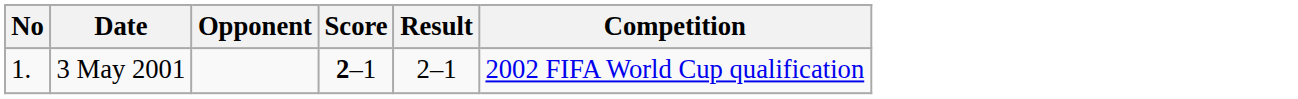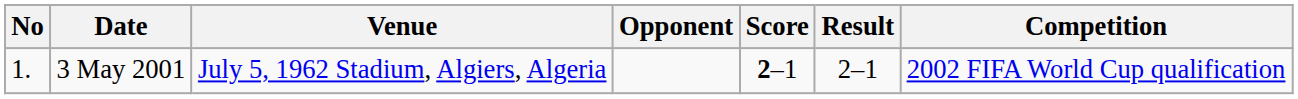+ column: (402, 26)
